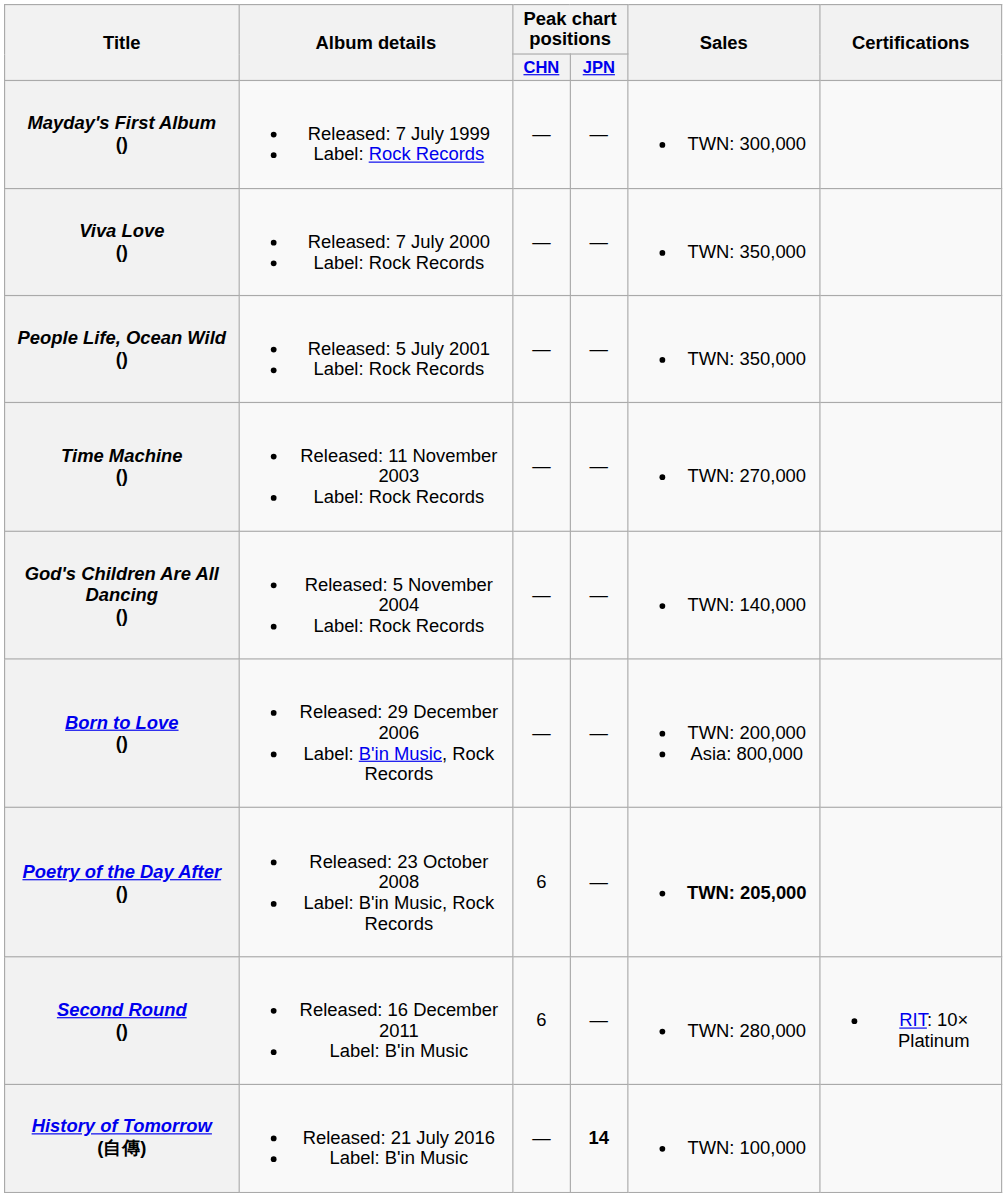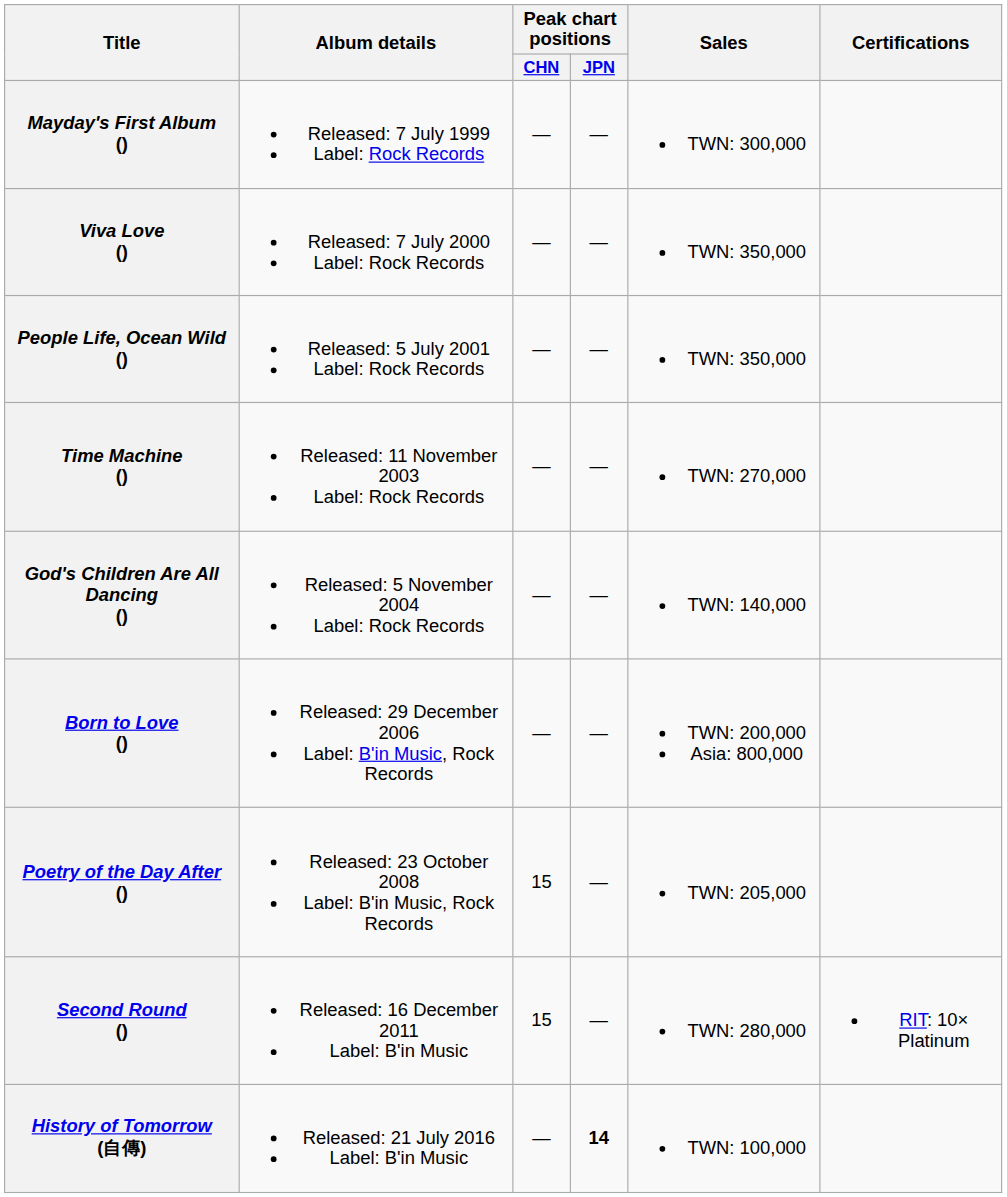(541, 882) 6 -> (541, 882) 15
(724, 892) bold -> (724, 892) normal
(541, 1020) 6 -> (541, 1020) 15
